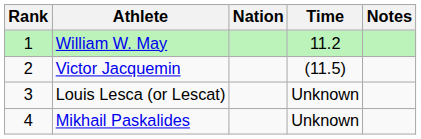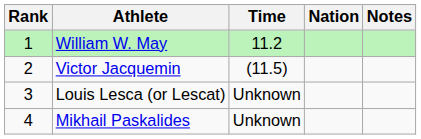columns swapped: (258, 17) <-> (325, 17)
